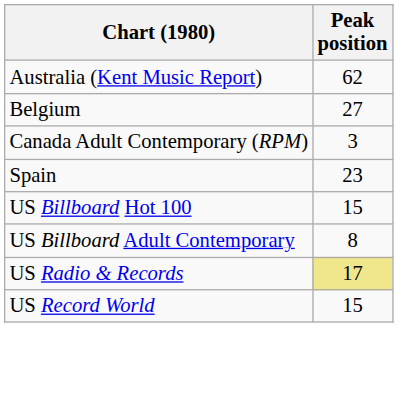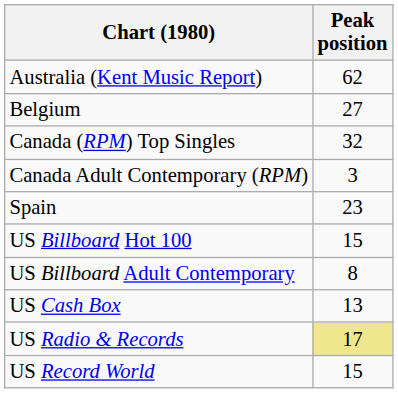+ row: (122, 142)
+ row: (65, 305)
